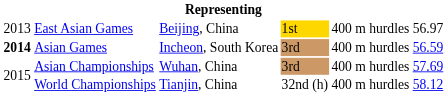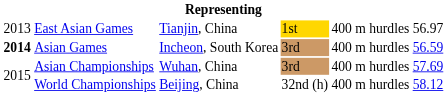(199, 28) Beijing, China -> (198, 28) Tianjin, China
(198, 85) Tianjin, China -> (199, 85) Beijing, China
